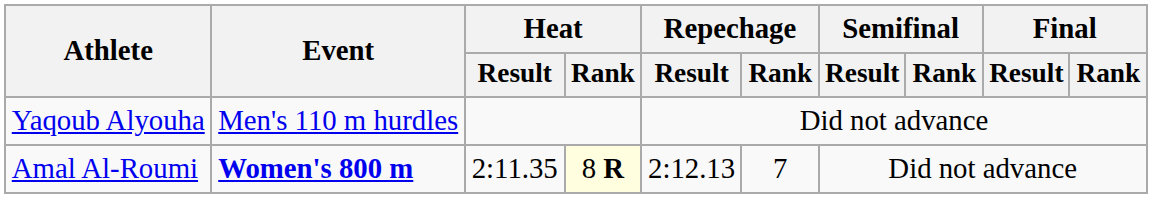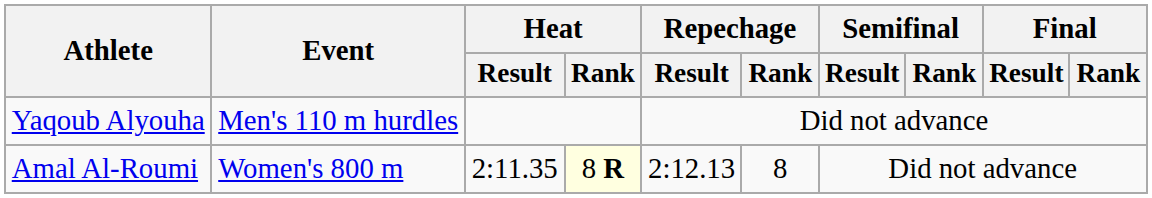(316, 168) bold -> (311, 168) normal
(780, 168) 7 -> (780, 168) 8
